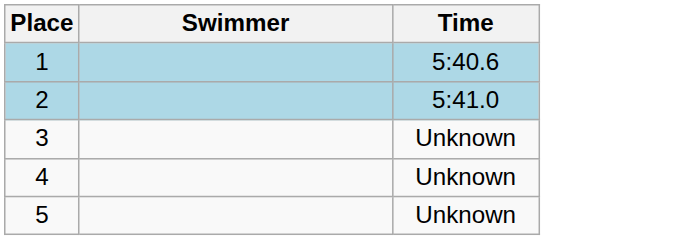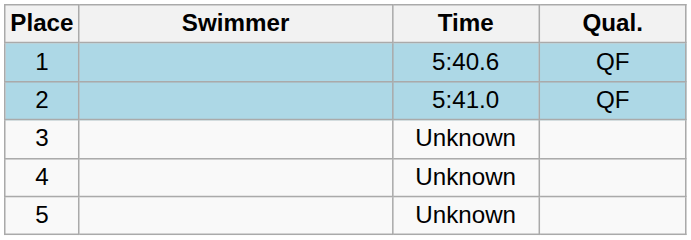+ column: (613, 23)
